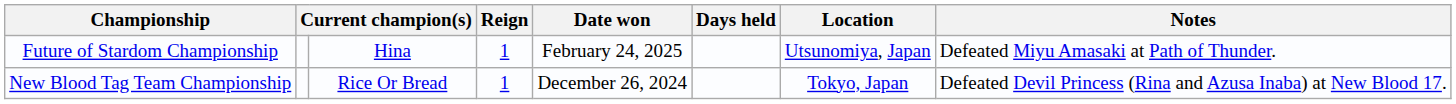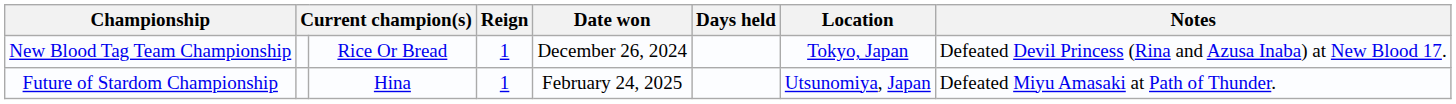rows swapped: (150, 51) <-> (150, 82)
